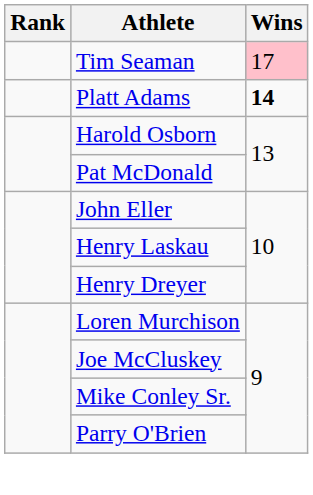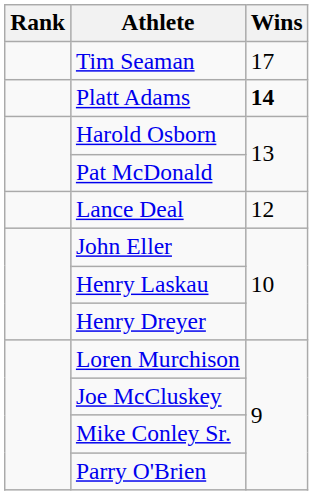(262, 60) pink background -> (262, 60) no background
+ row: (130, 209)
